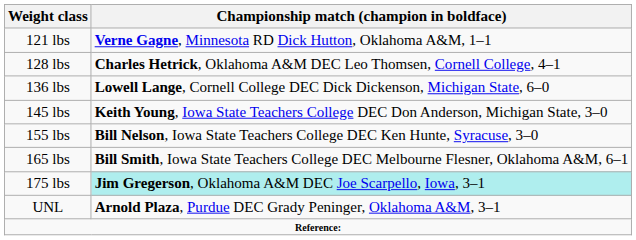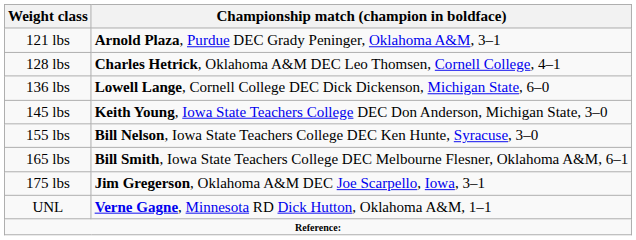(293, 40) Verne Gagne, Minnesota RD Dick Hutton, Oklahoma A&M, 1–1 -> (298, 40) Arnold Plaza, Purdue DEC Grady Peninger, Oklahoma A&M, 3–1
(290, 183) paleturquoise background -> (290, 183) no background
(298, 207) Arnold Plaza, Purdue DEC Grady Peninger, Oklahoma A&M, 3–1 -> (293, 207) Verne Gagne, Minnesota RD Dick Hutton, Oklahoma A&M, 1–1
